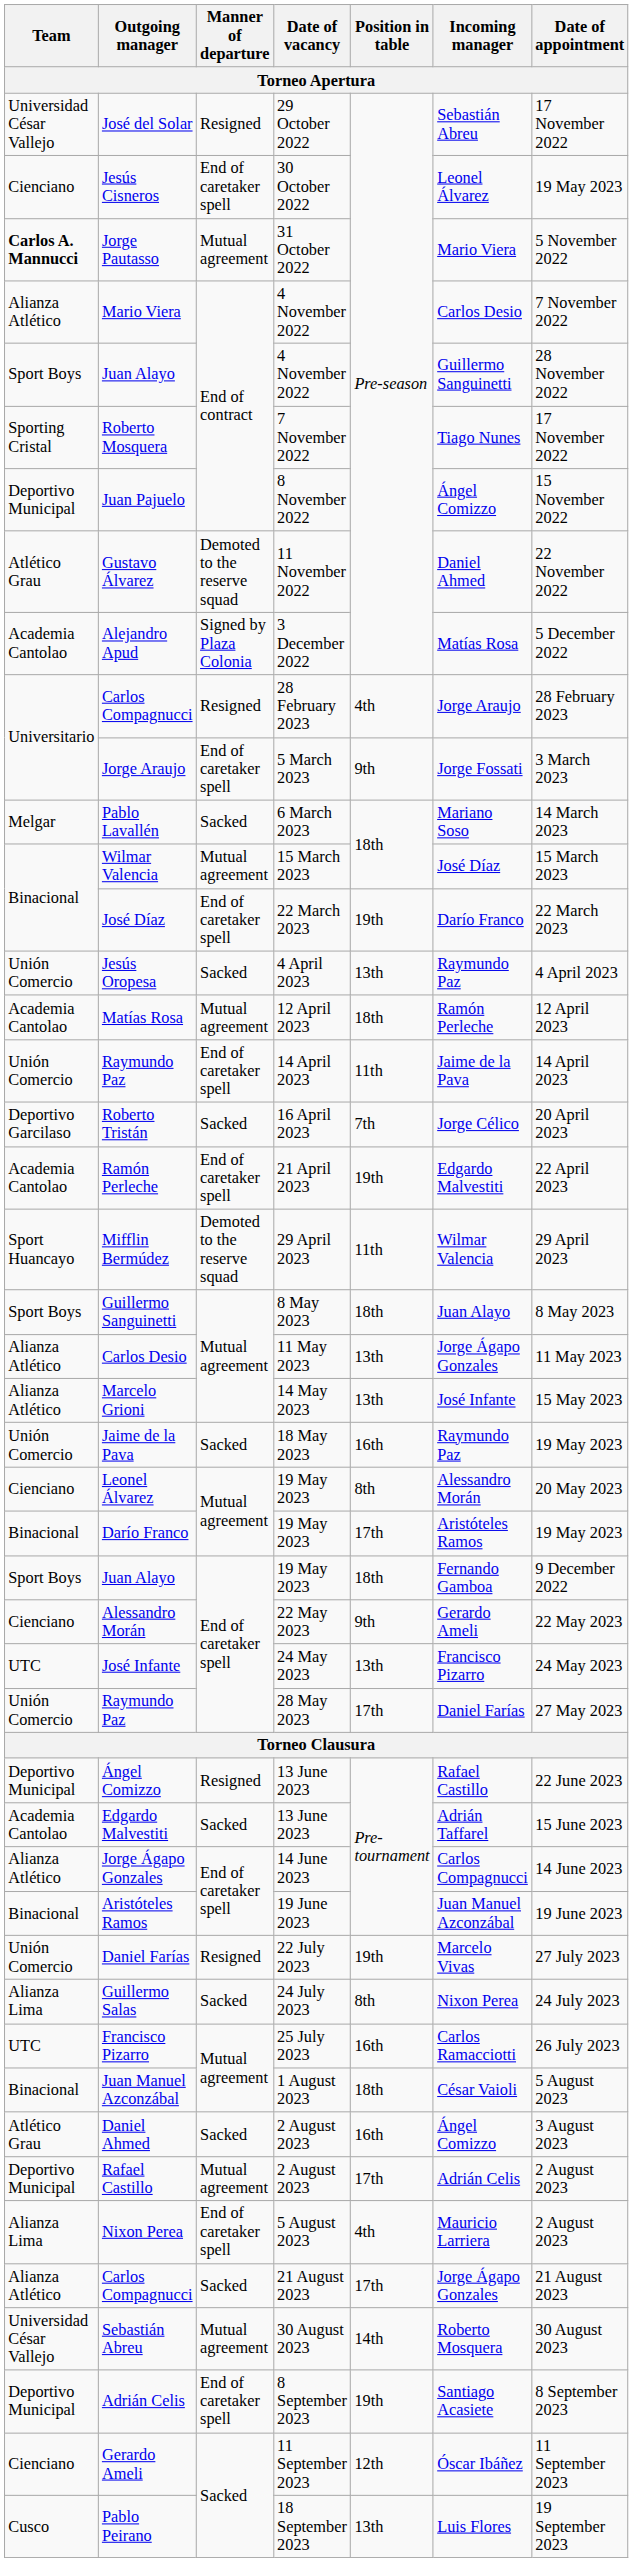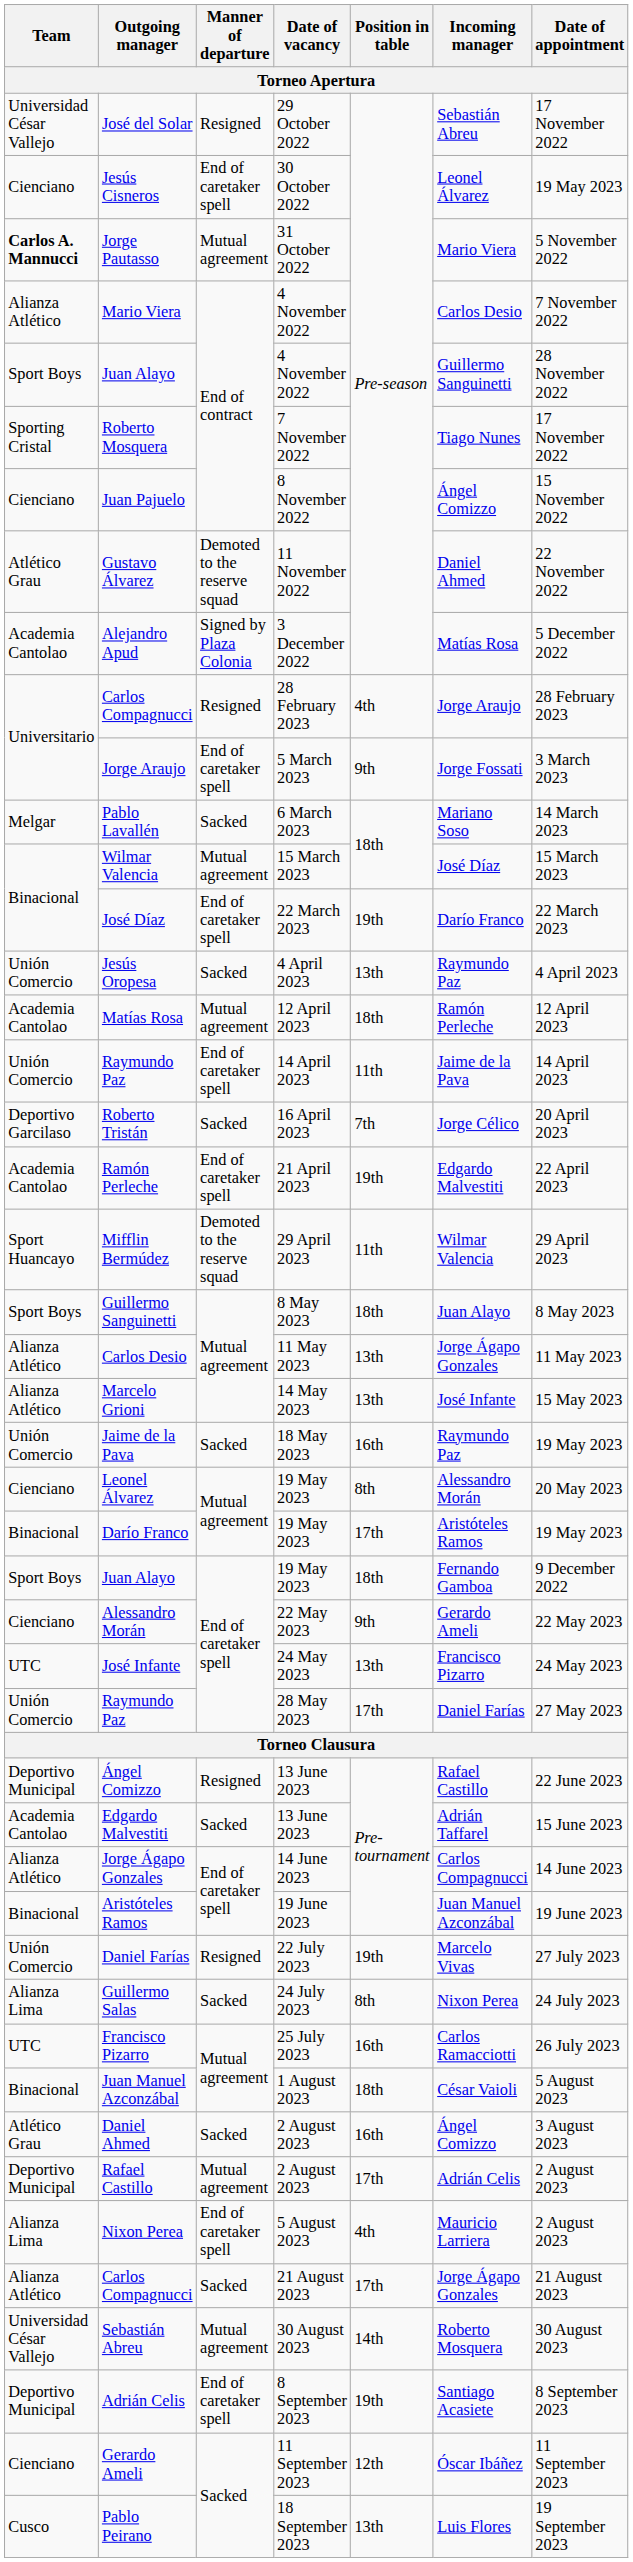(42, 499) Deportivo Municipal -> (41, 499) Cienciano
